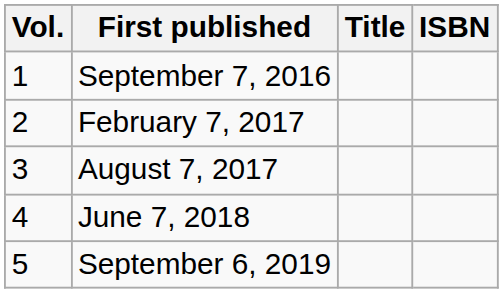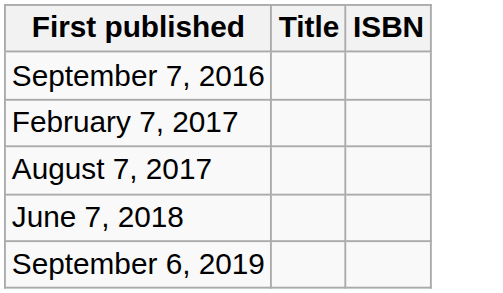- column: (38, 28)
